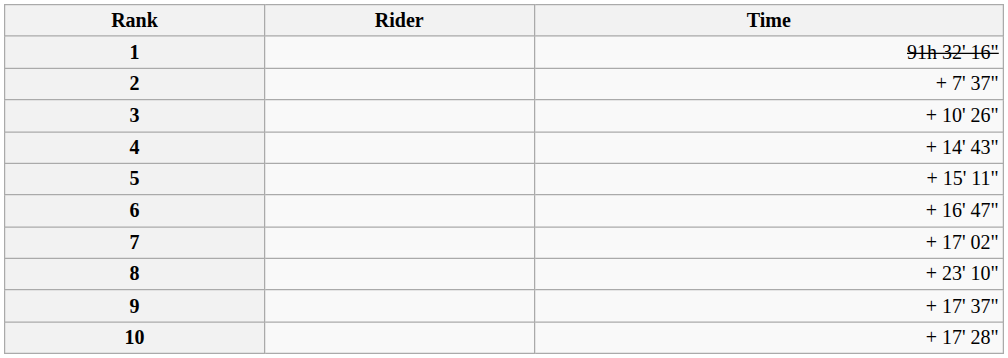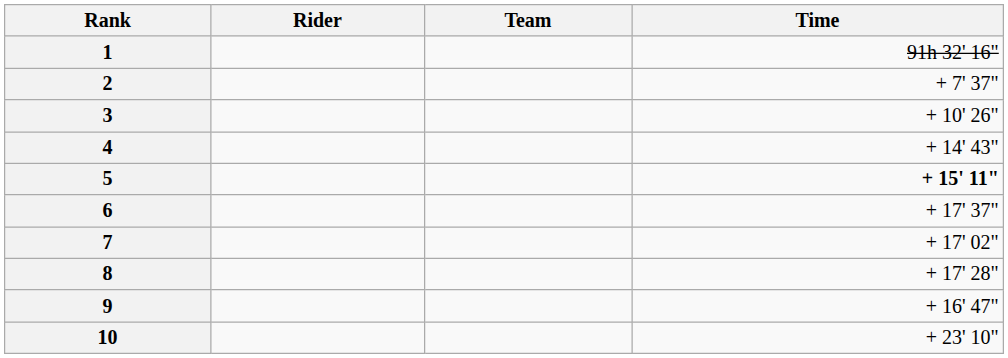+ column: (528, 20)
(963, 178) normal -> (960, 178) bold
(962, 210) + 16' 47" -> (962, 210) + 17' 37"
(962, 274) + 23' 10" -> (962, 274) + 17' 28"
(962, 305) + 17' 37" -> (962, 305) + 16' 47"
(962, 337) + 17' 28" -> (962, 337) + 23' 10"
